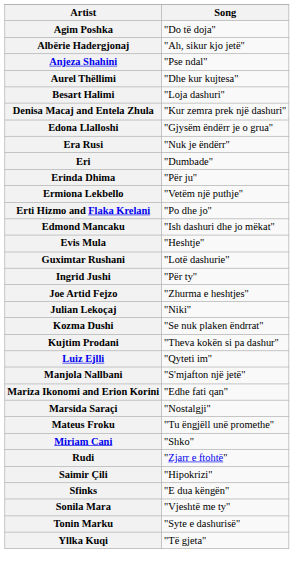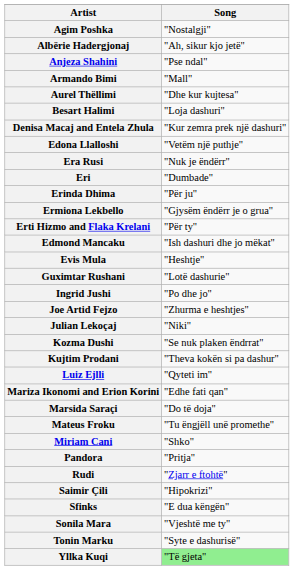(190, 29) "Do të doja" -> (187, 29) "Nostalgji"
+ row: (83, 78)
(219, 128) "Gjysëm ëndërr je o grua" -> (204, 144) "Vetëm një puthje"
(204, 194) "Vetëm një puthje" -> (219, 210) "Gjysëm ëndërr je o grua"
(188, 210) "Po dhe jo" -> (181, 227) "Për ty"
(181, 276) "Për ty" -> (188, 293) "Po dhe jo"
- row: (83, 375)
(187, 408) "Nostalgji" -> (190, 408) "Do të doja"
+ row: (83, 458)
(185, 540) no background -> (185, 557) lightgreen background
